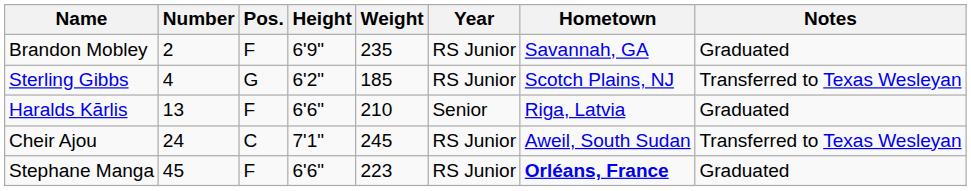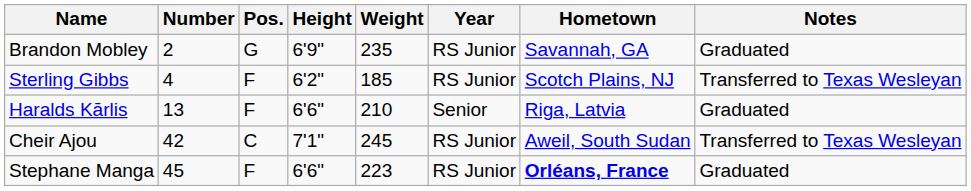(249, 49) F -> (251, 49) G
(251, 79) G -> (249, 79) F
(173, 140) 24 -> (173, 140) 42
